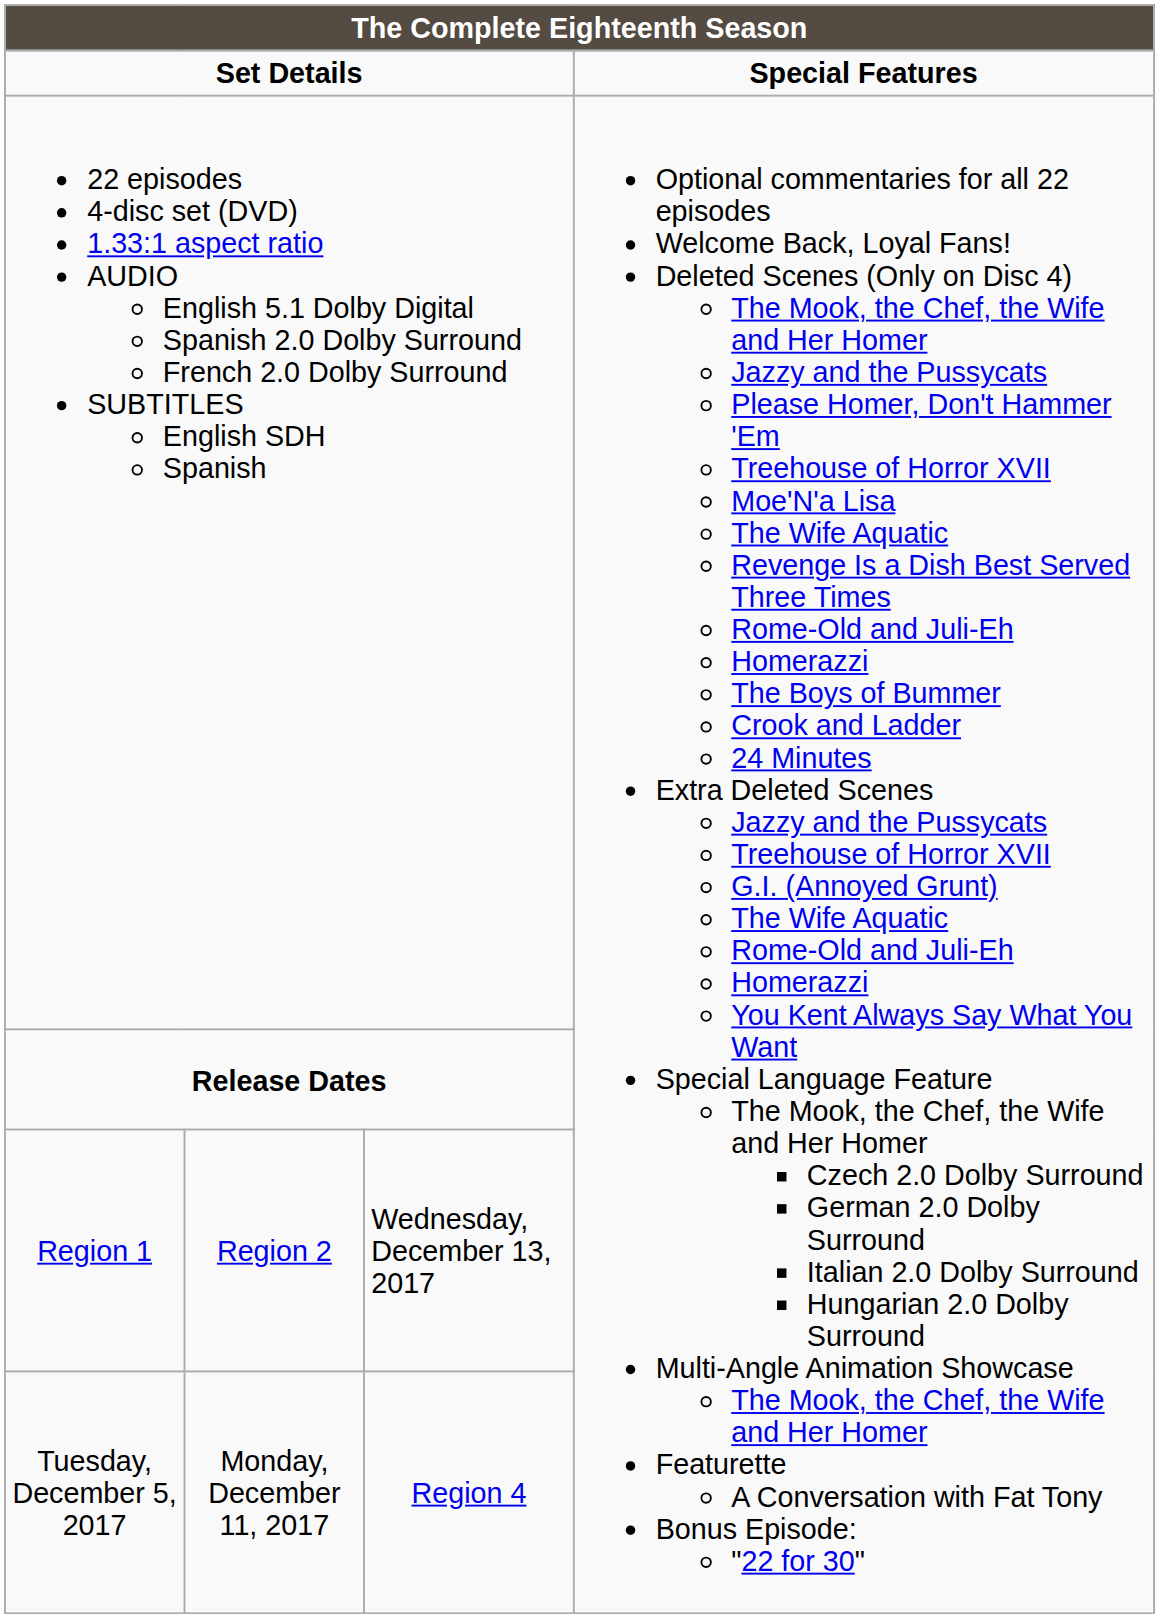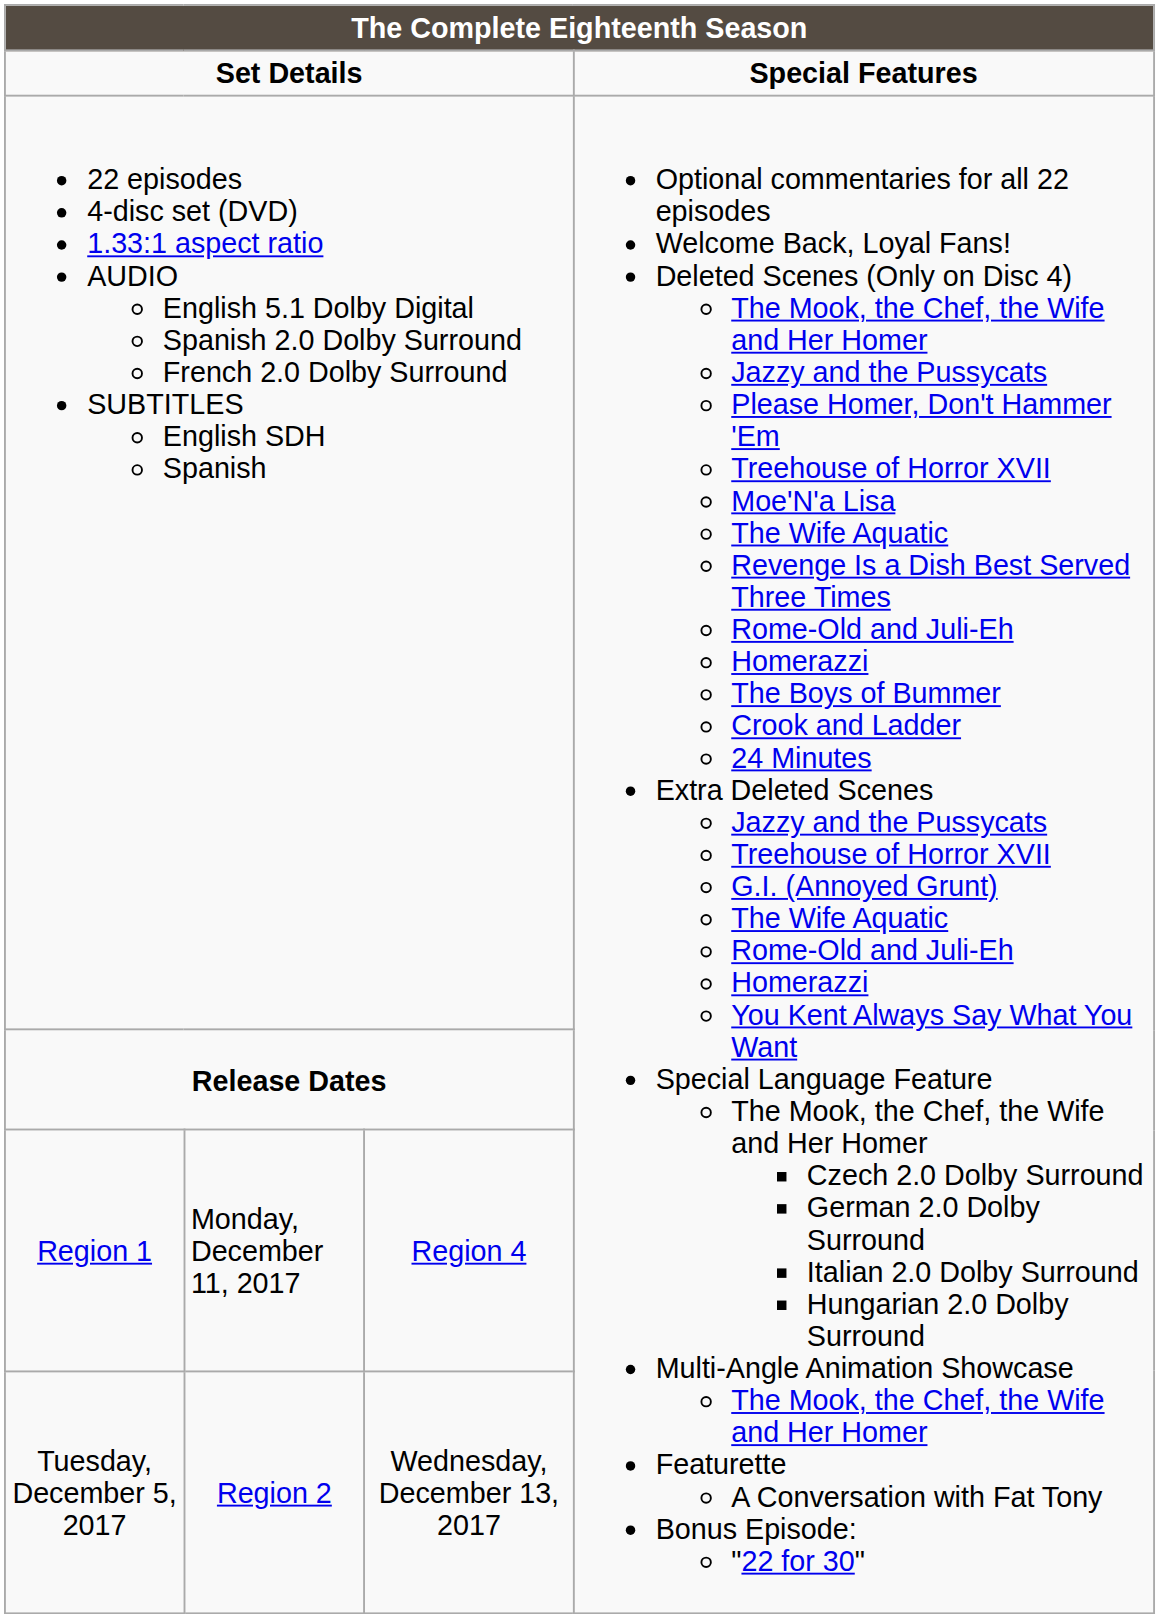(274, 1250) Region 2 -> (257, 1250) Monday, December 11, 2017
(461, 1250) Wednesday, December 13, 2017 -> (469, 1250) Region 4
(274, 1492) Monday, December 11, 2017 -> (274, 1492) Region 2
(469, 1492) Region 4 -> (469, 1492) Wednesday, December 13, 2017
